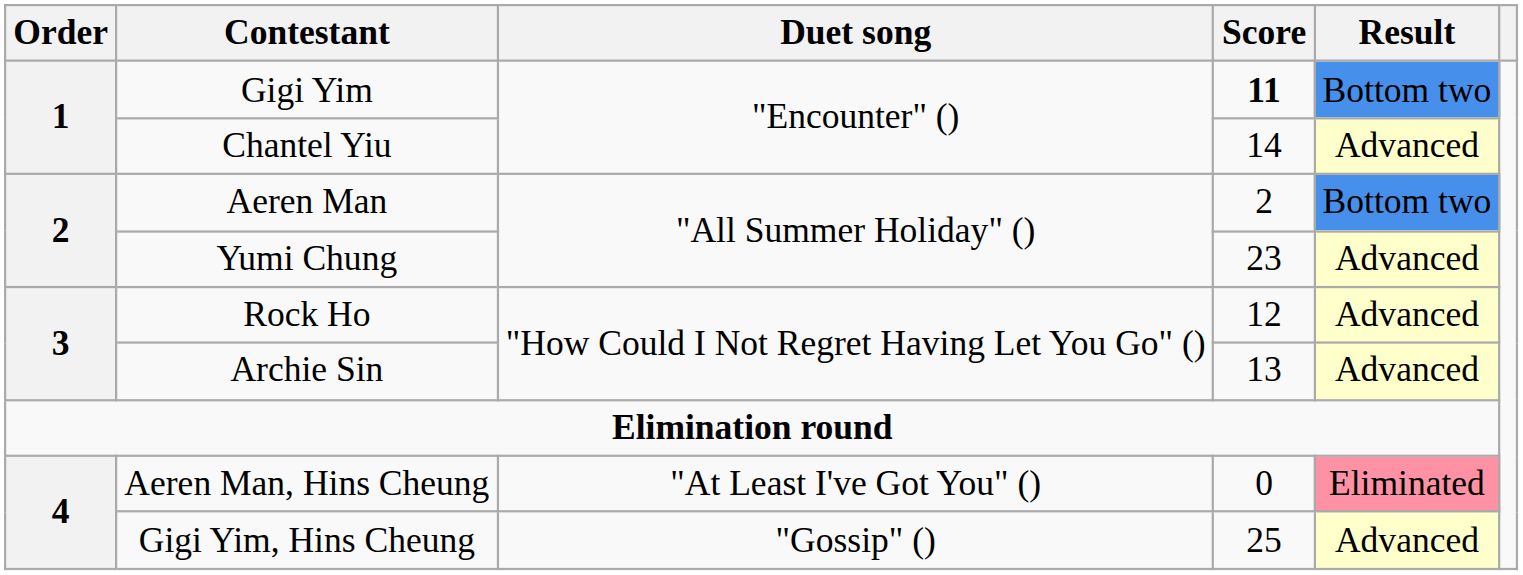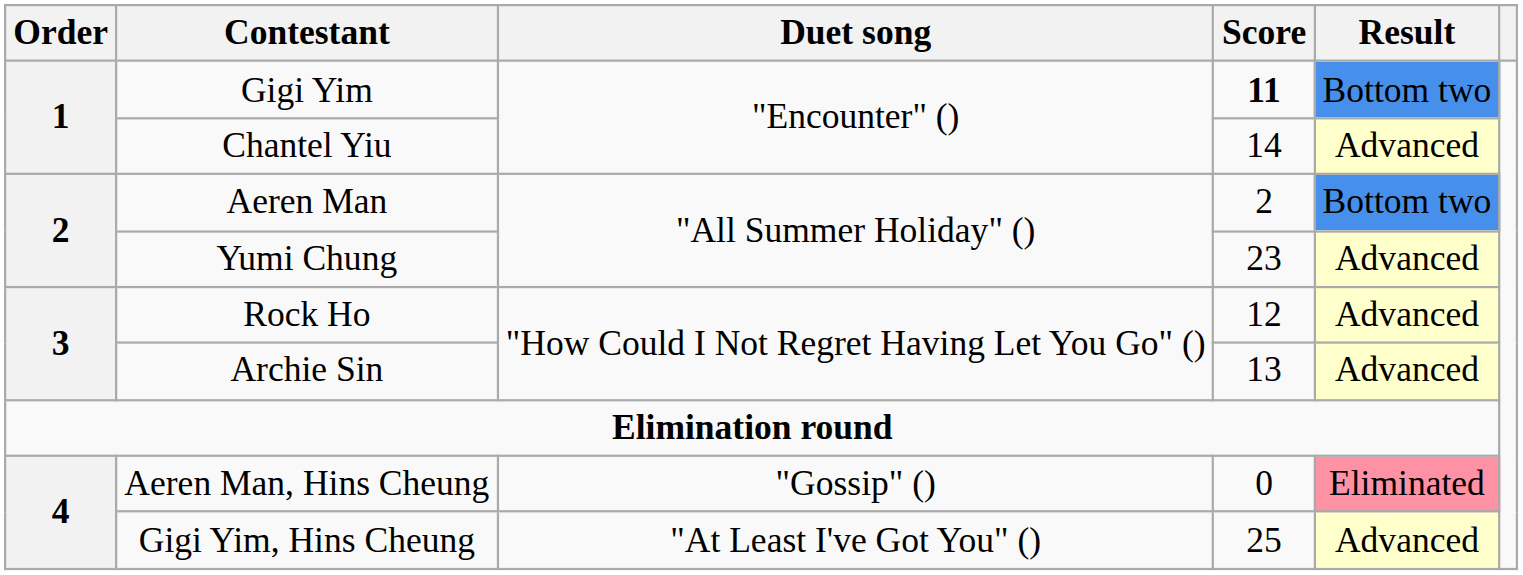(856, 483) "At Least I've Got You" () -> (856, 483) "Gossip" ()
(856, 539) "Gossip" () -> (856, 539) "At Least I've Got You" ()
